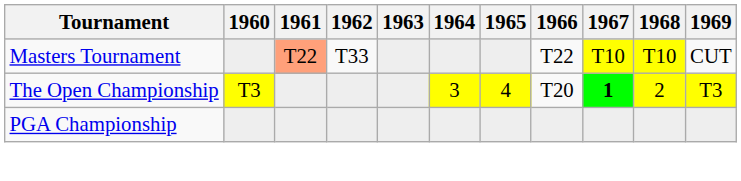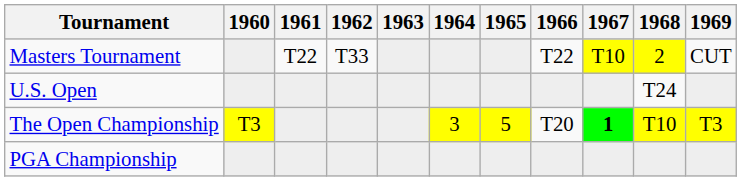(300, 56) lightsalmon background -> (300, 56) no background
(660, 56) T10 -> (660, 56) 2
+ row: (53, 90)
(506, 90) 4 -> (506, 124) 5
(660, 90) 2 -> (660, 124) T10
